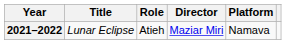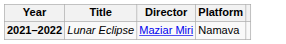- column: (152, 13)
